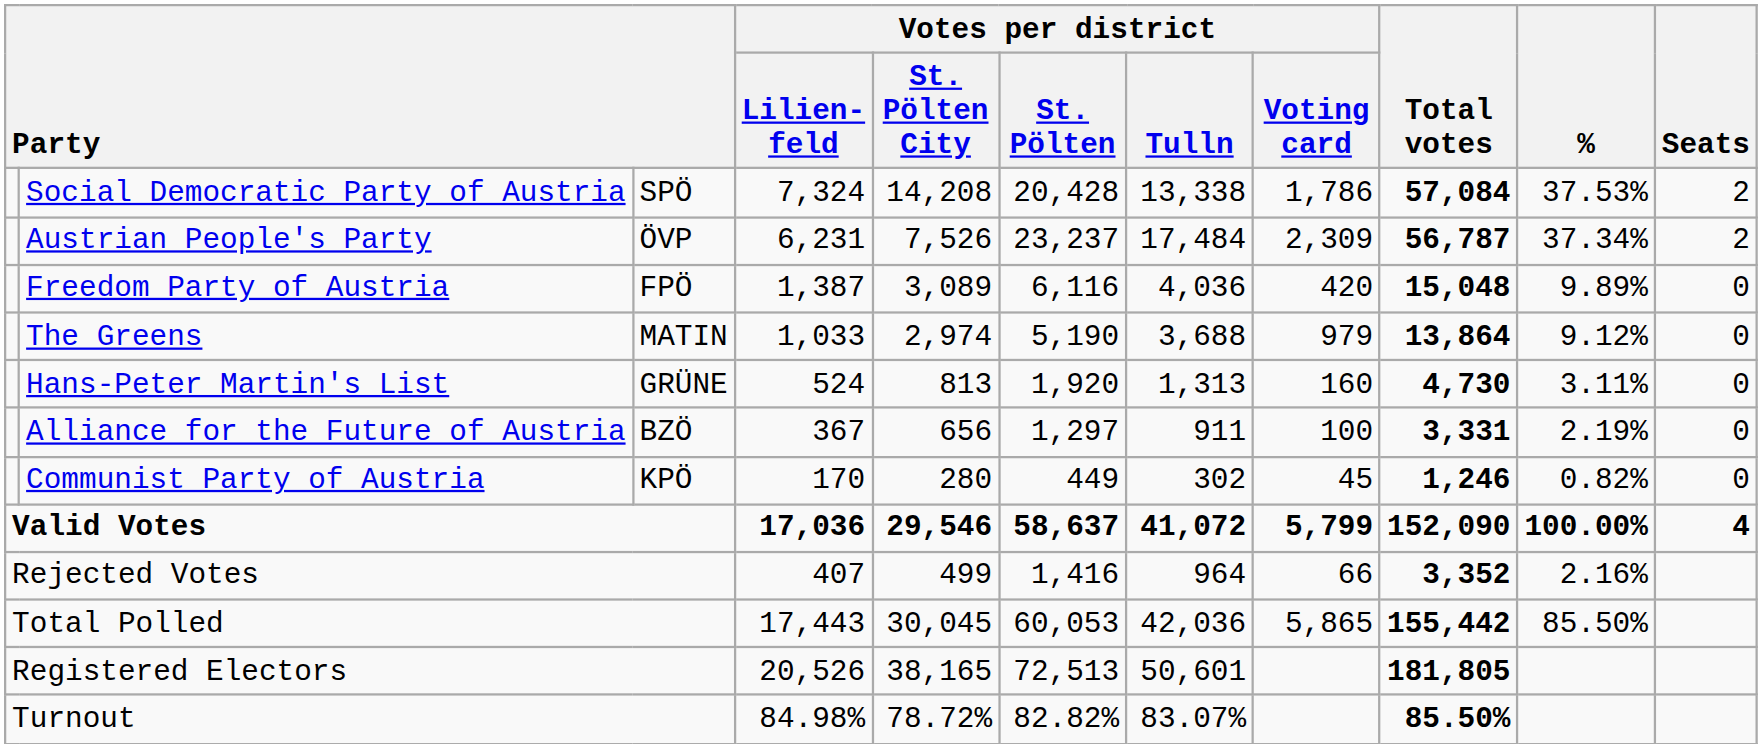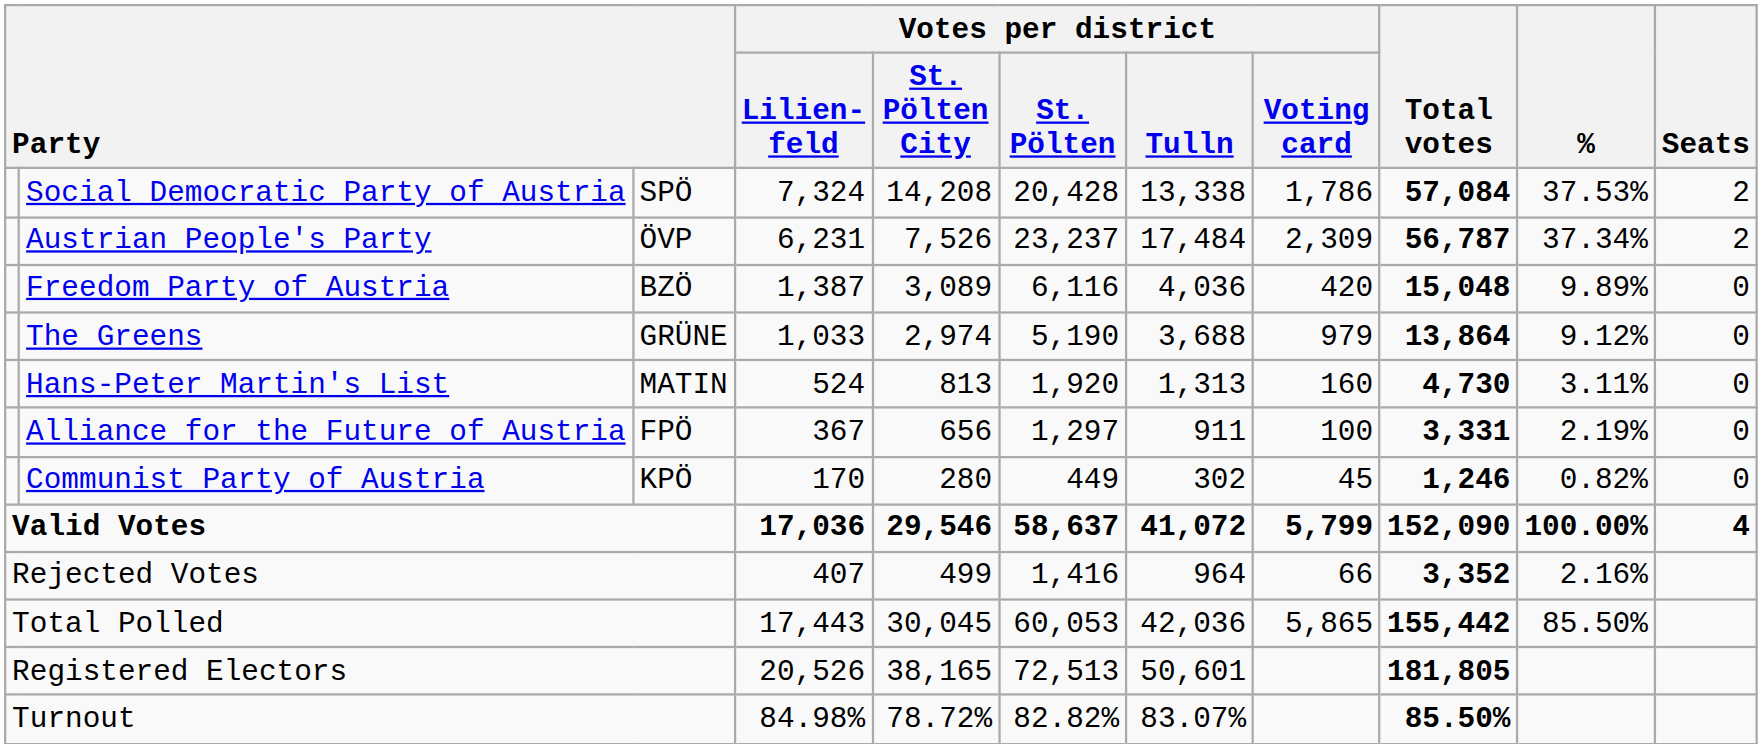(666, 288) FPÖ -> (666, 288) BZÖ
(684, 336) MATIN -> (684, 336) GRÜNE
(684, 384) GRÜNE -> (684, 384) MATIN
(666, 432) BZÖ -> (666, 432) FPÖ
